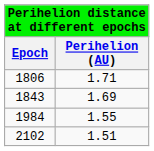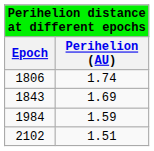(102, 79) 1.71 -> (102, 79) 1.74
(102, 117) 1.55 -> (102, 117) 1.59
